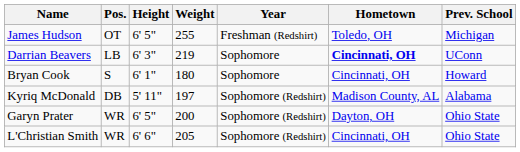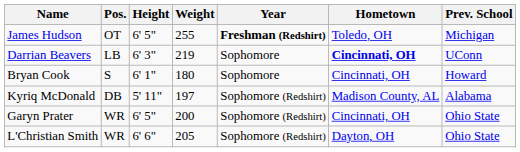(269, 34) normal -> (273, 34) bold
(363, 116) Dayton, OH -> (371, 116) Cincinnati, OH
(371, 136) Cincinnati, OH -> (363, 136) Dayton, OH
